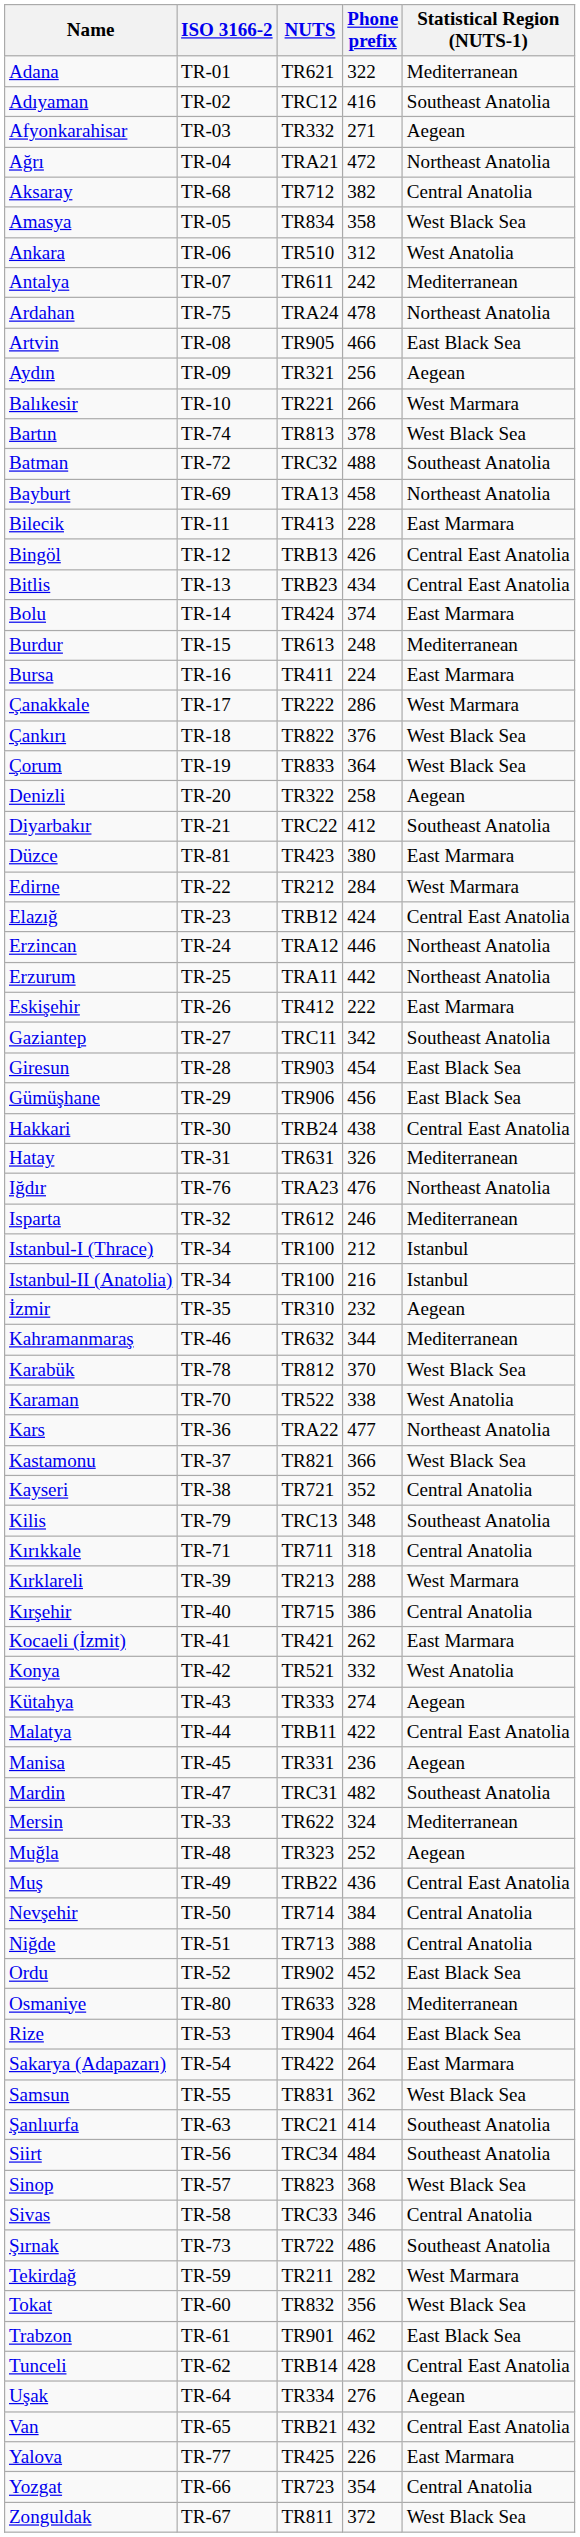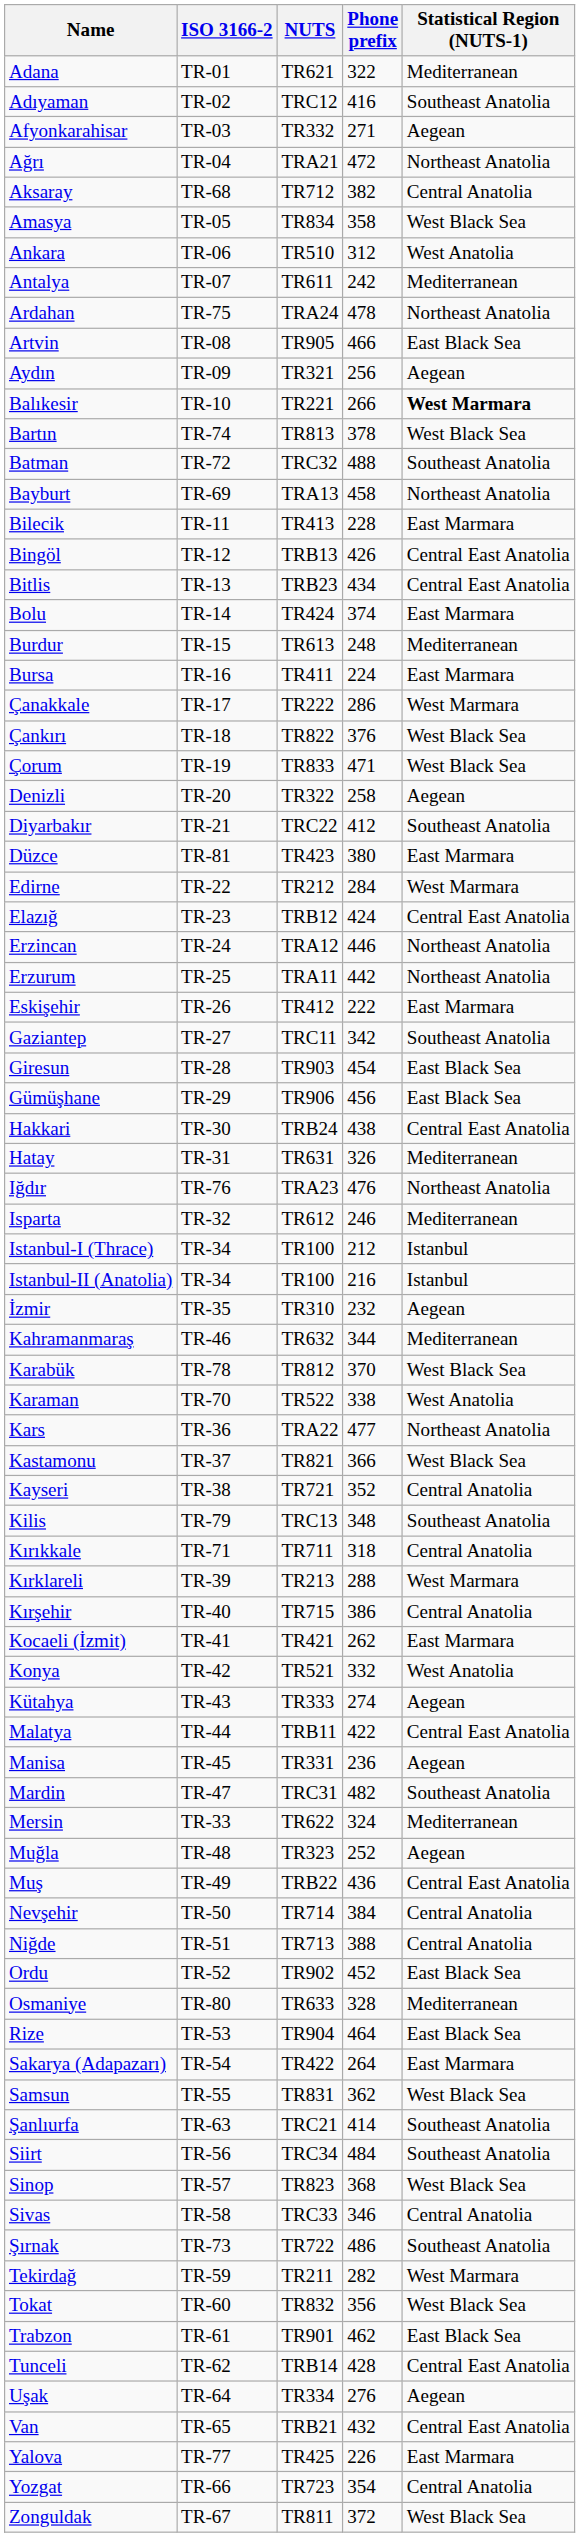(463, 403) normal -> (469, 403) bold
(362, 765) 364 -> (362, 765) 471
